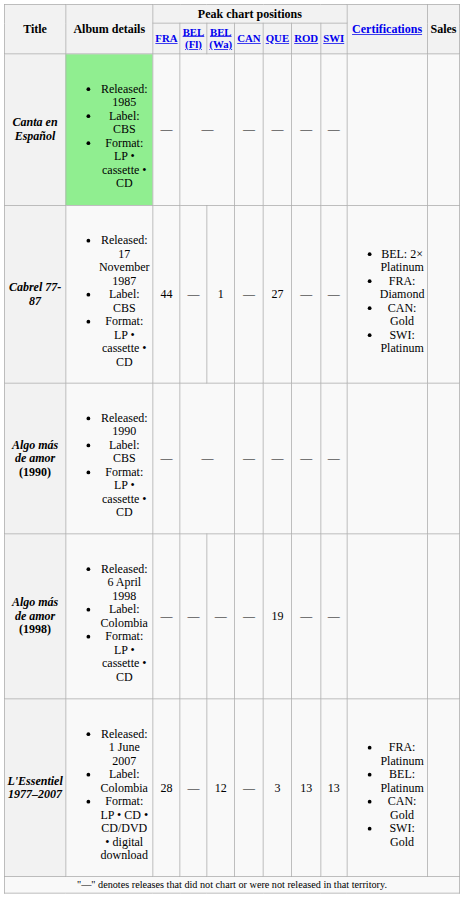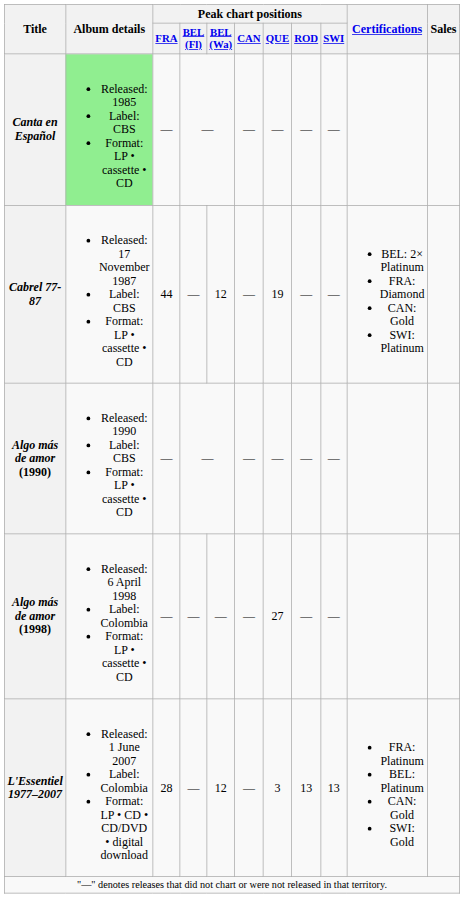(221, 294) 1 -> (221, 294) 12
(277, 294) 27 -> (277, 294) 19
(277, 616) 19 -> (277, 616) 27
